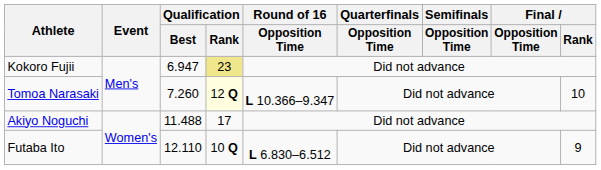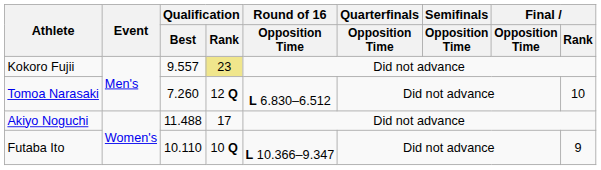(183, 67) 6.947 -> (183, 67) 9.557
(224, 94) lightyellow background -> (224, 94) no background
(290, 101) L 10.366–9.347 -> (290, 101) L 6.830–6.512
(183, 148) 12.110 -> (183, 148) 10.110
(290, 155) L 6.830–6.512 -> (290, 155) L 10.366–9.347
